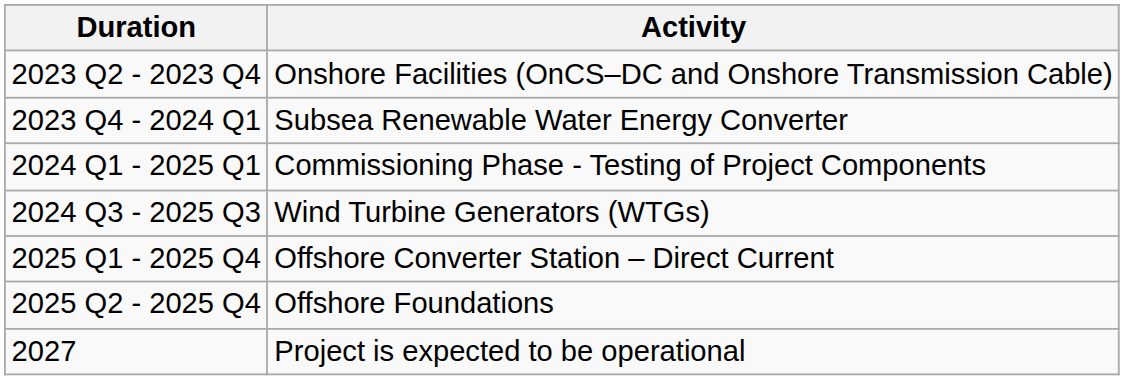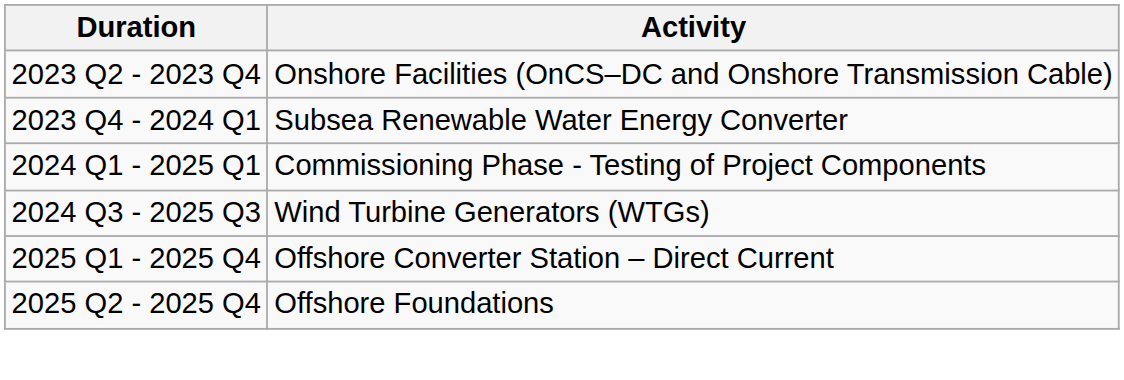- row: (44, 350)
